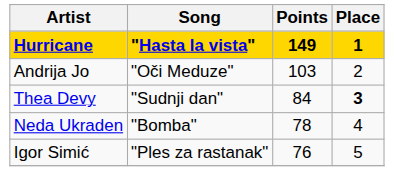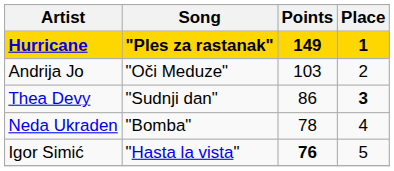(193, 44) "Hasta la vista" -> (200, 44) "Ples za rastanak"
(302, 98) 84 -> (307, 98) 86
(200, 152) "Ples za rastanak" -> (183, 152) "Hasta la vista"
(302, 152) normal -> (307, 152) bold
